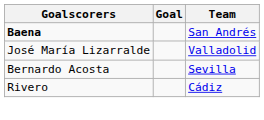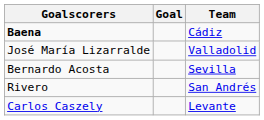(222, 32) San Andrés -> (205, 32) Cádiz
(205, 87) Cádiz -> (222, 87) San Andrés
+ row: (55, 106)
